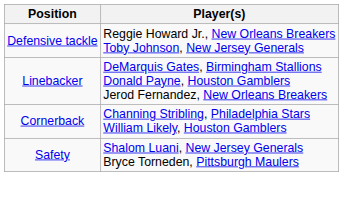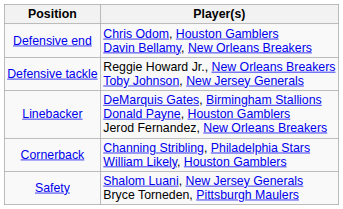+ row: (52, 40)
